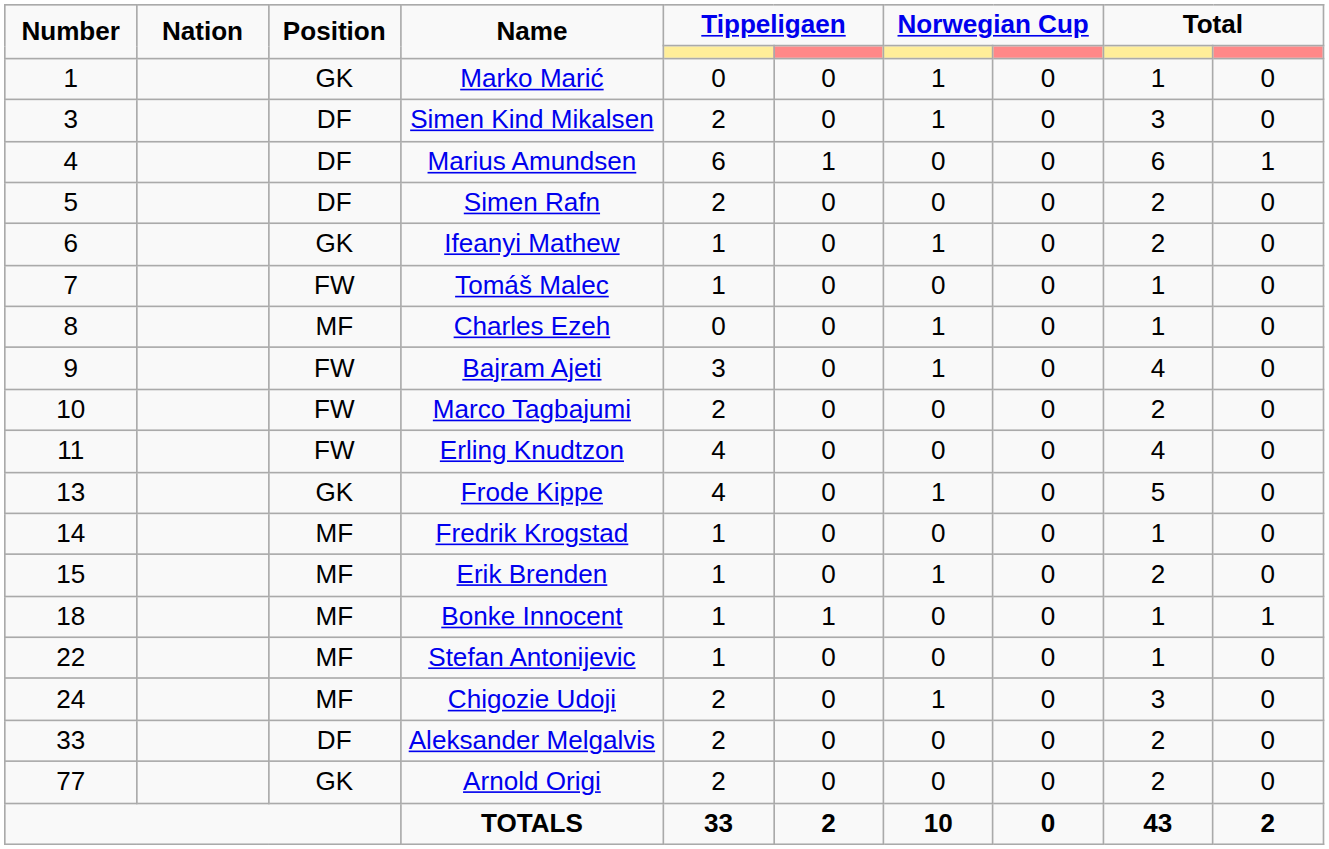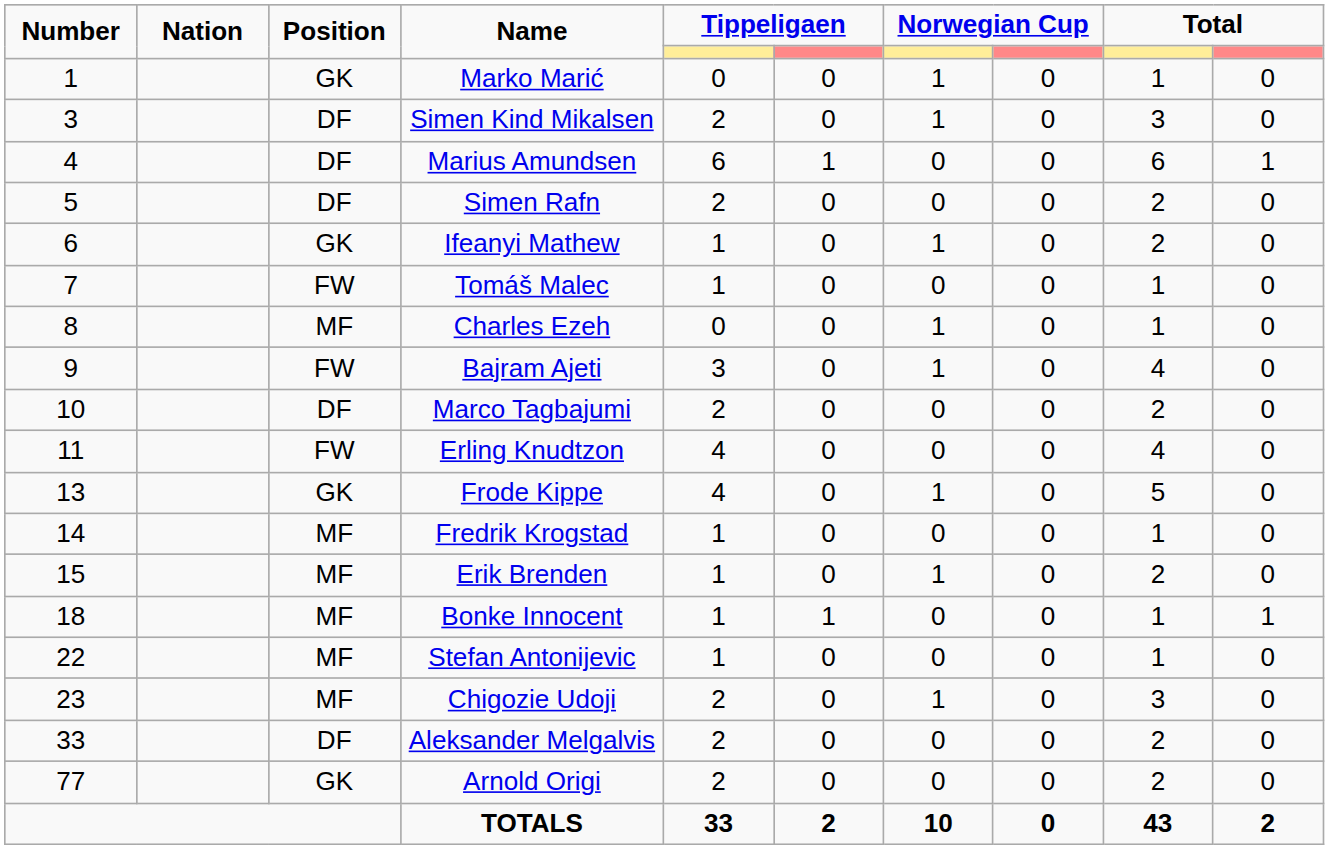(334, 409) FW -> (334, 409) DF
(71, 698) 24 -> (71, 698) 23
